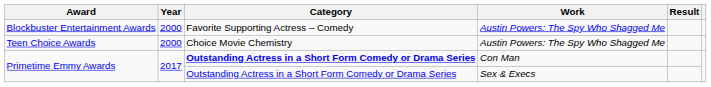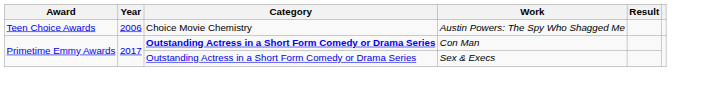- row: (81, 27)
(171, 43) 2000 -> (131, 27) 2006
